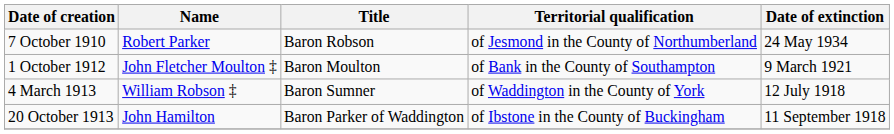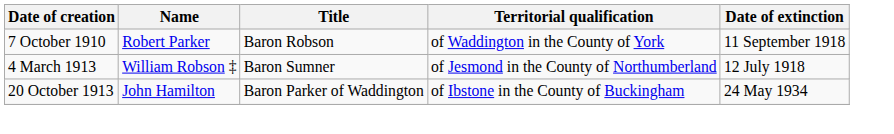(614, 41) of Jesmond in the County of Northumberland -> (548, 41) of Waddington in the County of York
(806, 41) 24 May 1934 -> (785, 41) 11 September 1918
- row: (57, 66)
(588, 91) of Waddington in the County of York -> (574, 66) of Jesmond in the County of Northumberland
(825, 116) 11 September 1918 -> (766, 91) 24 May 1934
